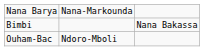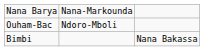rows swapped: (19, 25) <-> (29, 39)
